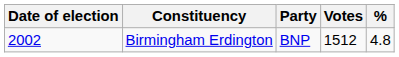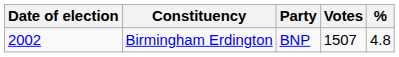(340, 39) 1512 -> (340, 39) 1507
